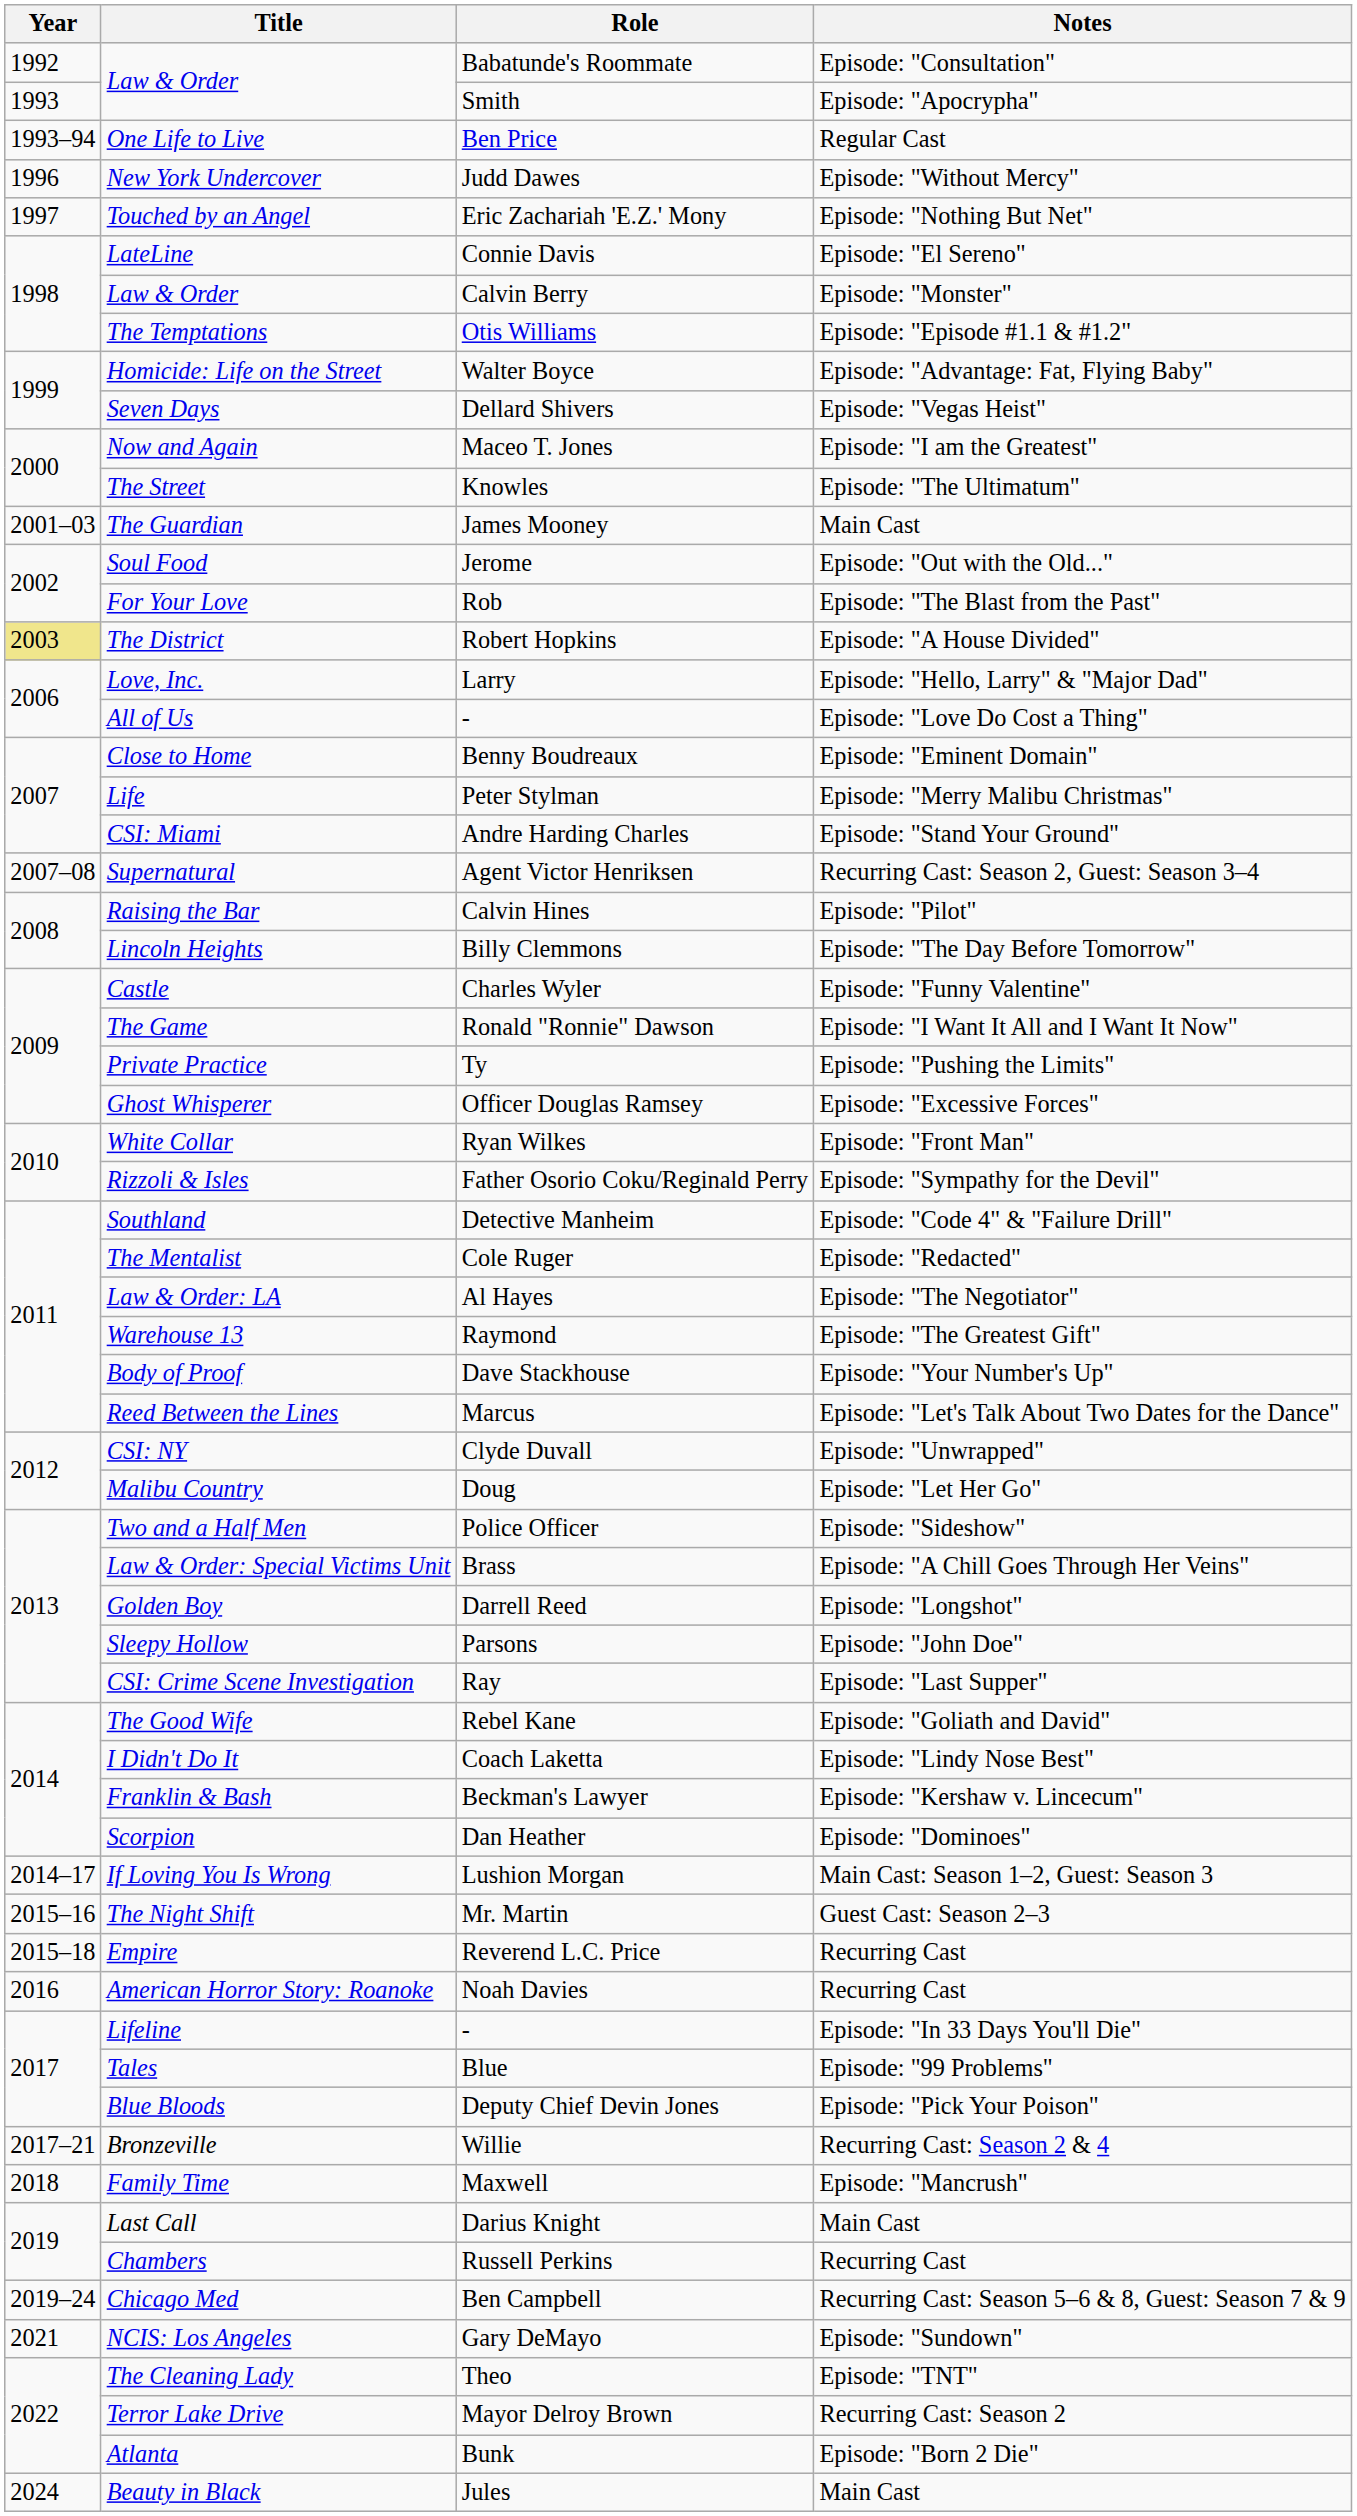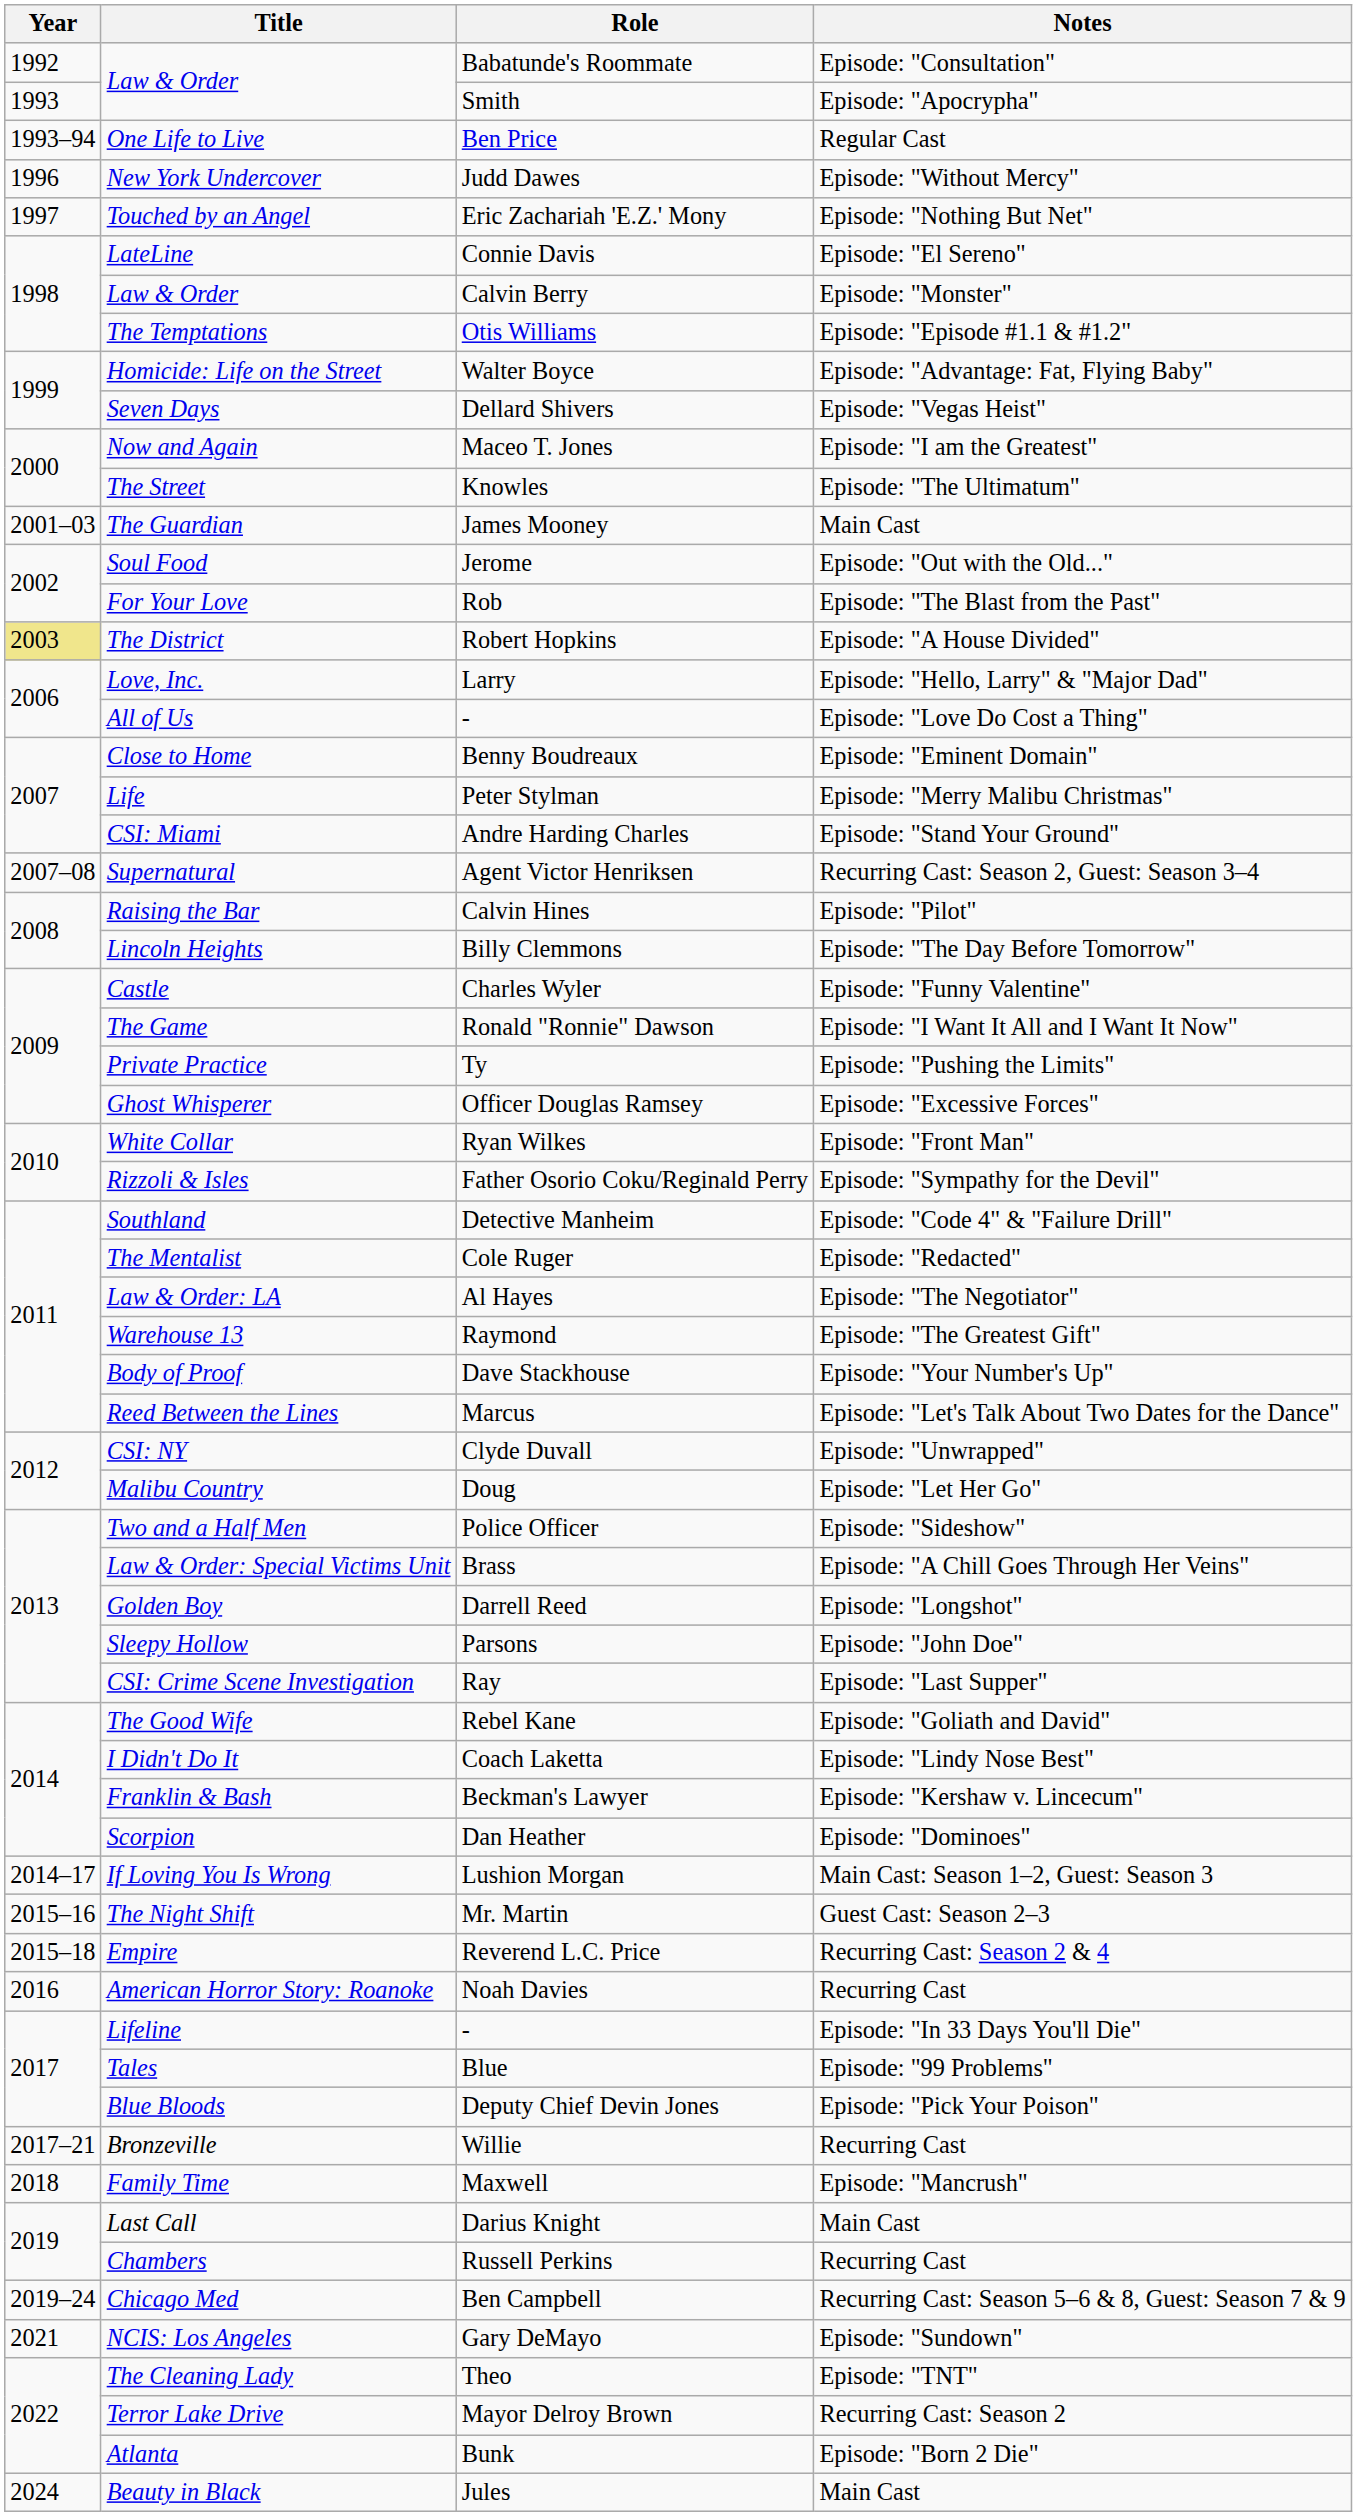(893, 1952) Recurring Cast -> (964, 1952) Recurring Cast: Season 2 & 4
(964, 2145) Recurring Cast: Season 2 & 4 -> (893, 2145) Recurring Cast
